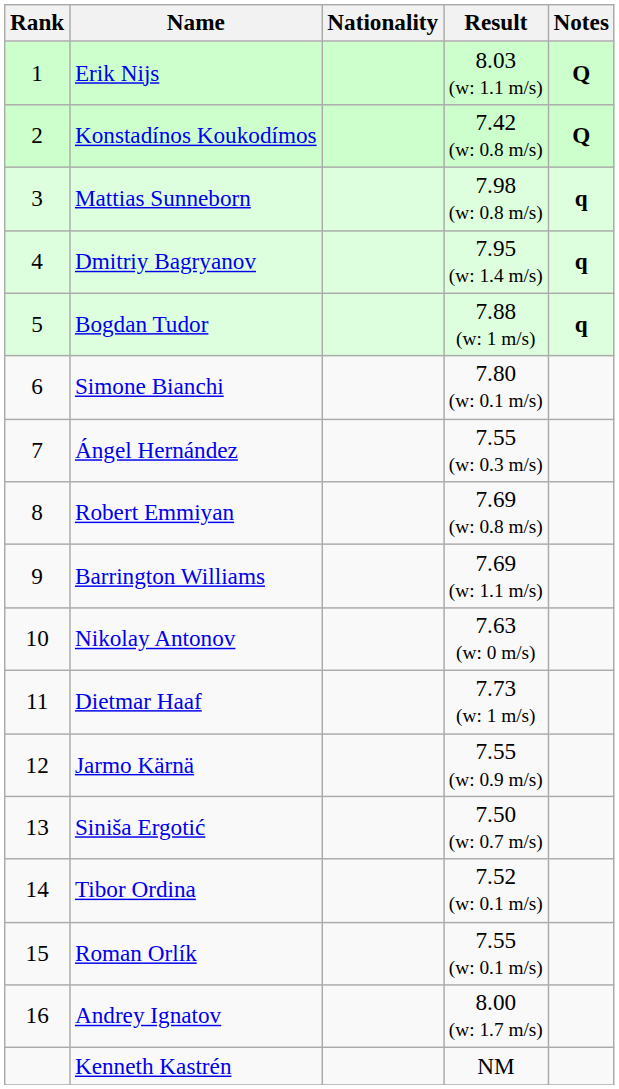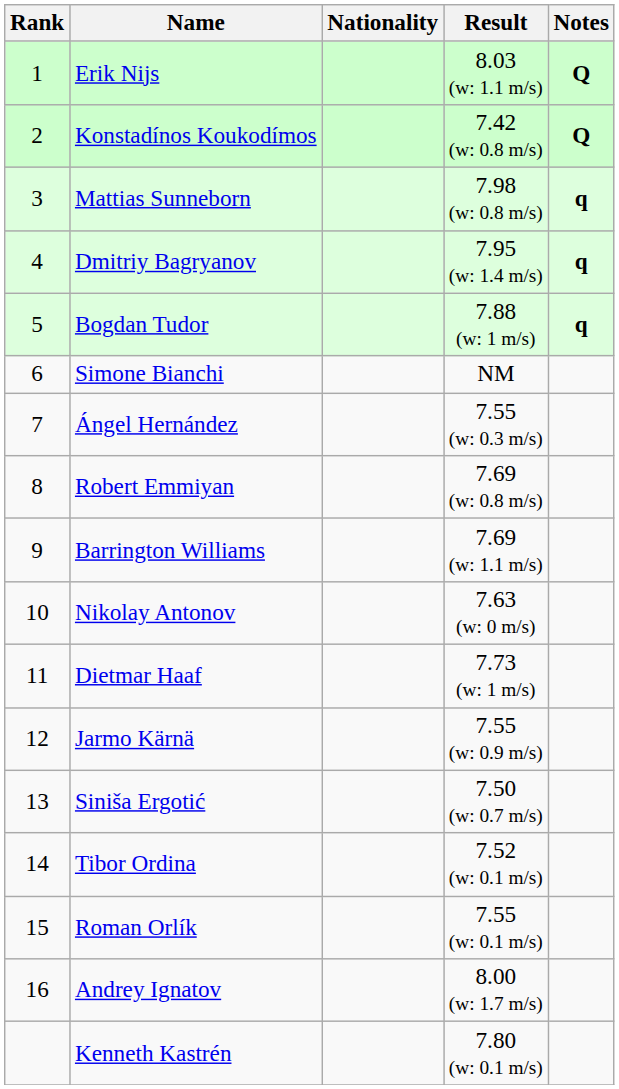(496, 387) 7.80 (w: 0.1 m/s) -> (496, 374) NM
(496, 1065) NM -> (496, 1052) 7.80 (w: 0.1 m/s)
